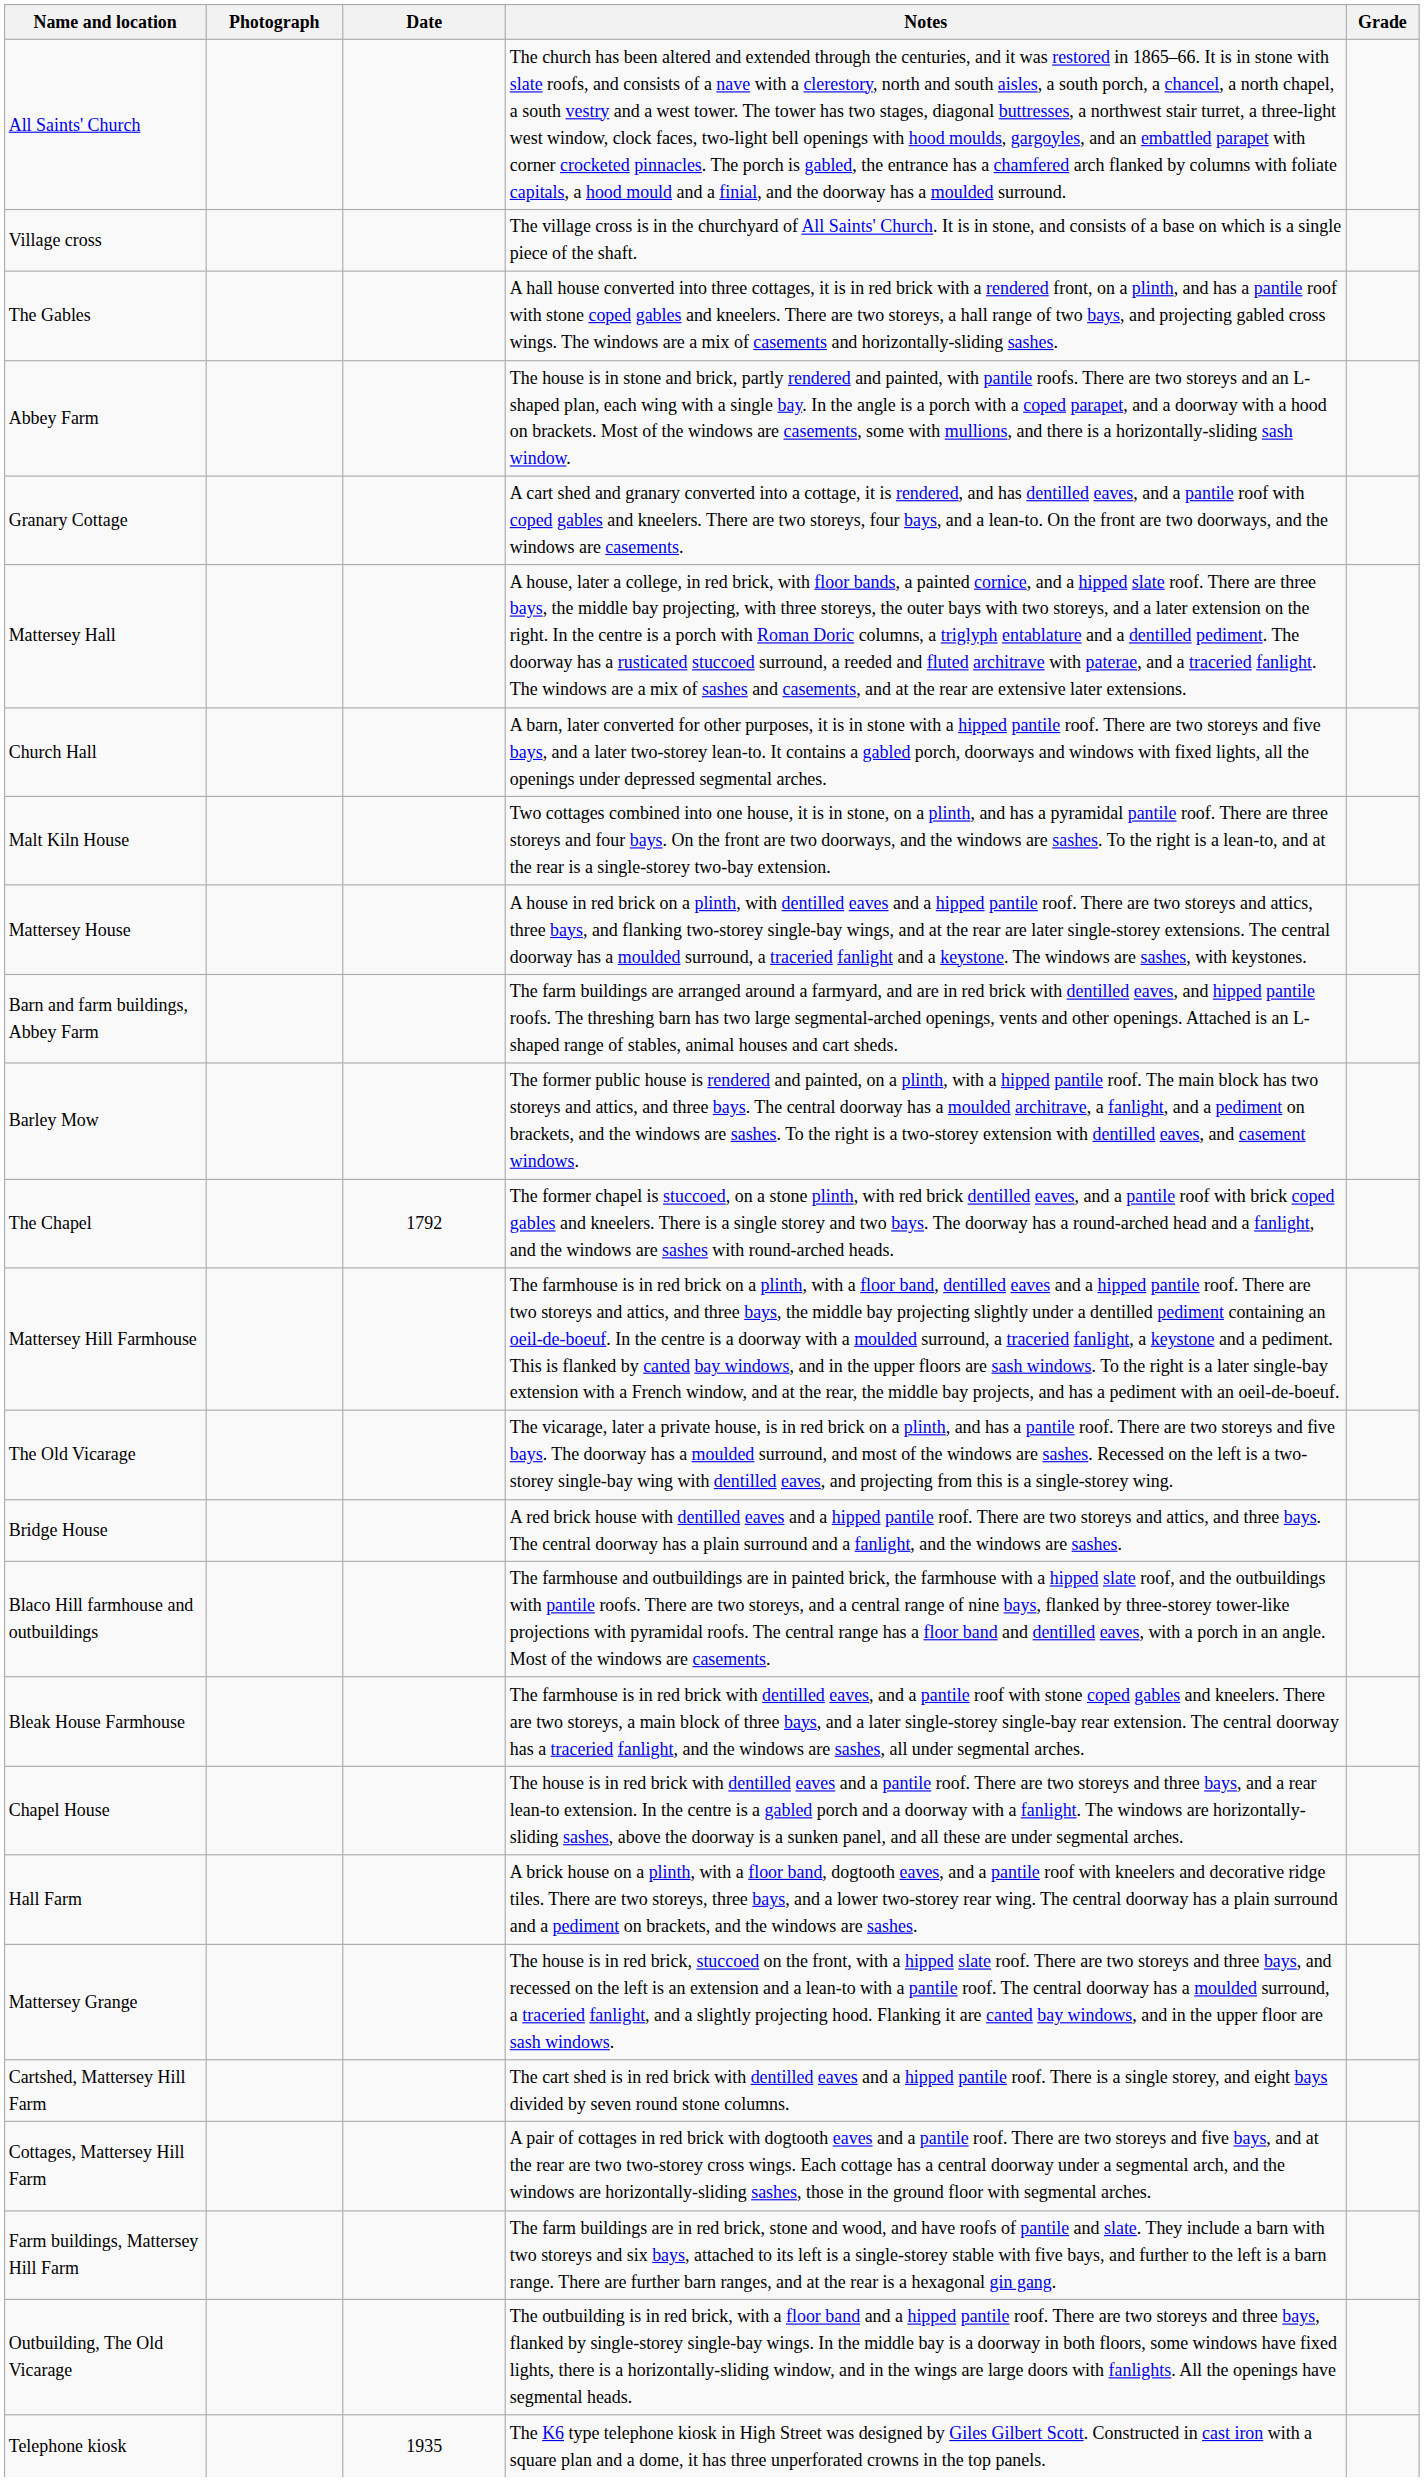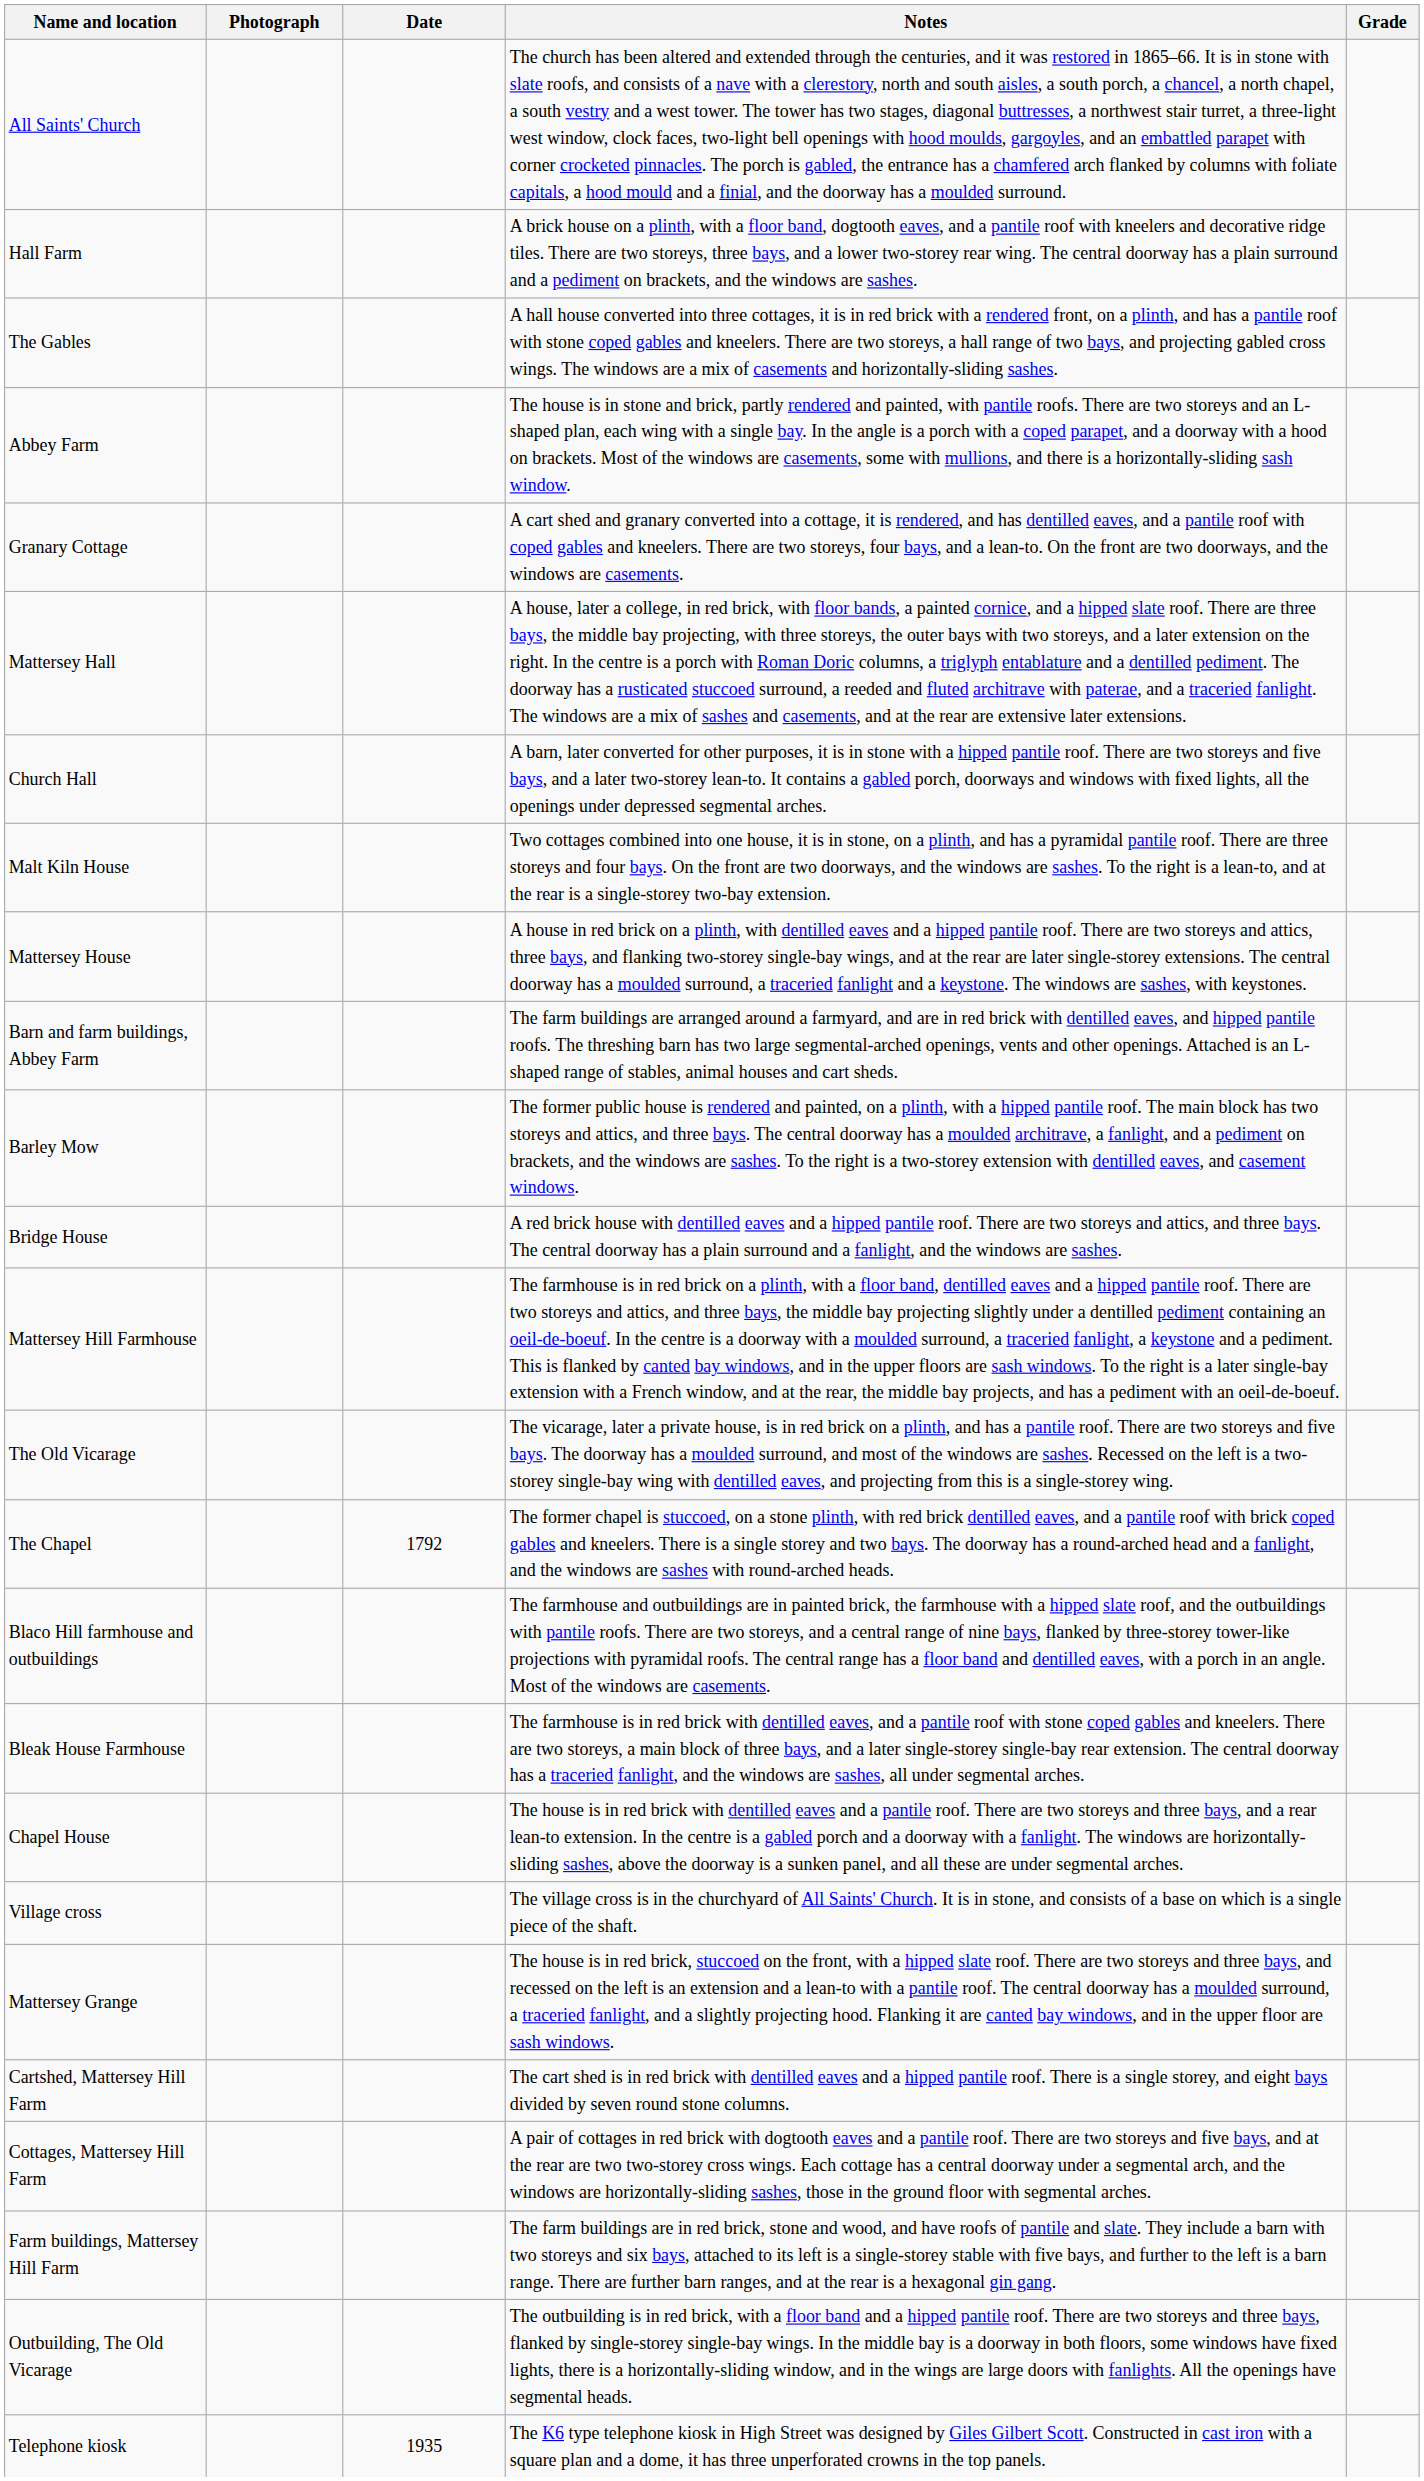rows swapped: (55, 240) <-> (45, 1899)
rows swapped: (58, 1530) <-> (50, 1223)
